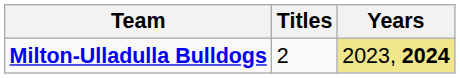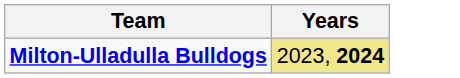- column: (305, 21)
